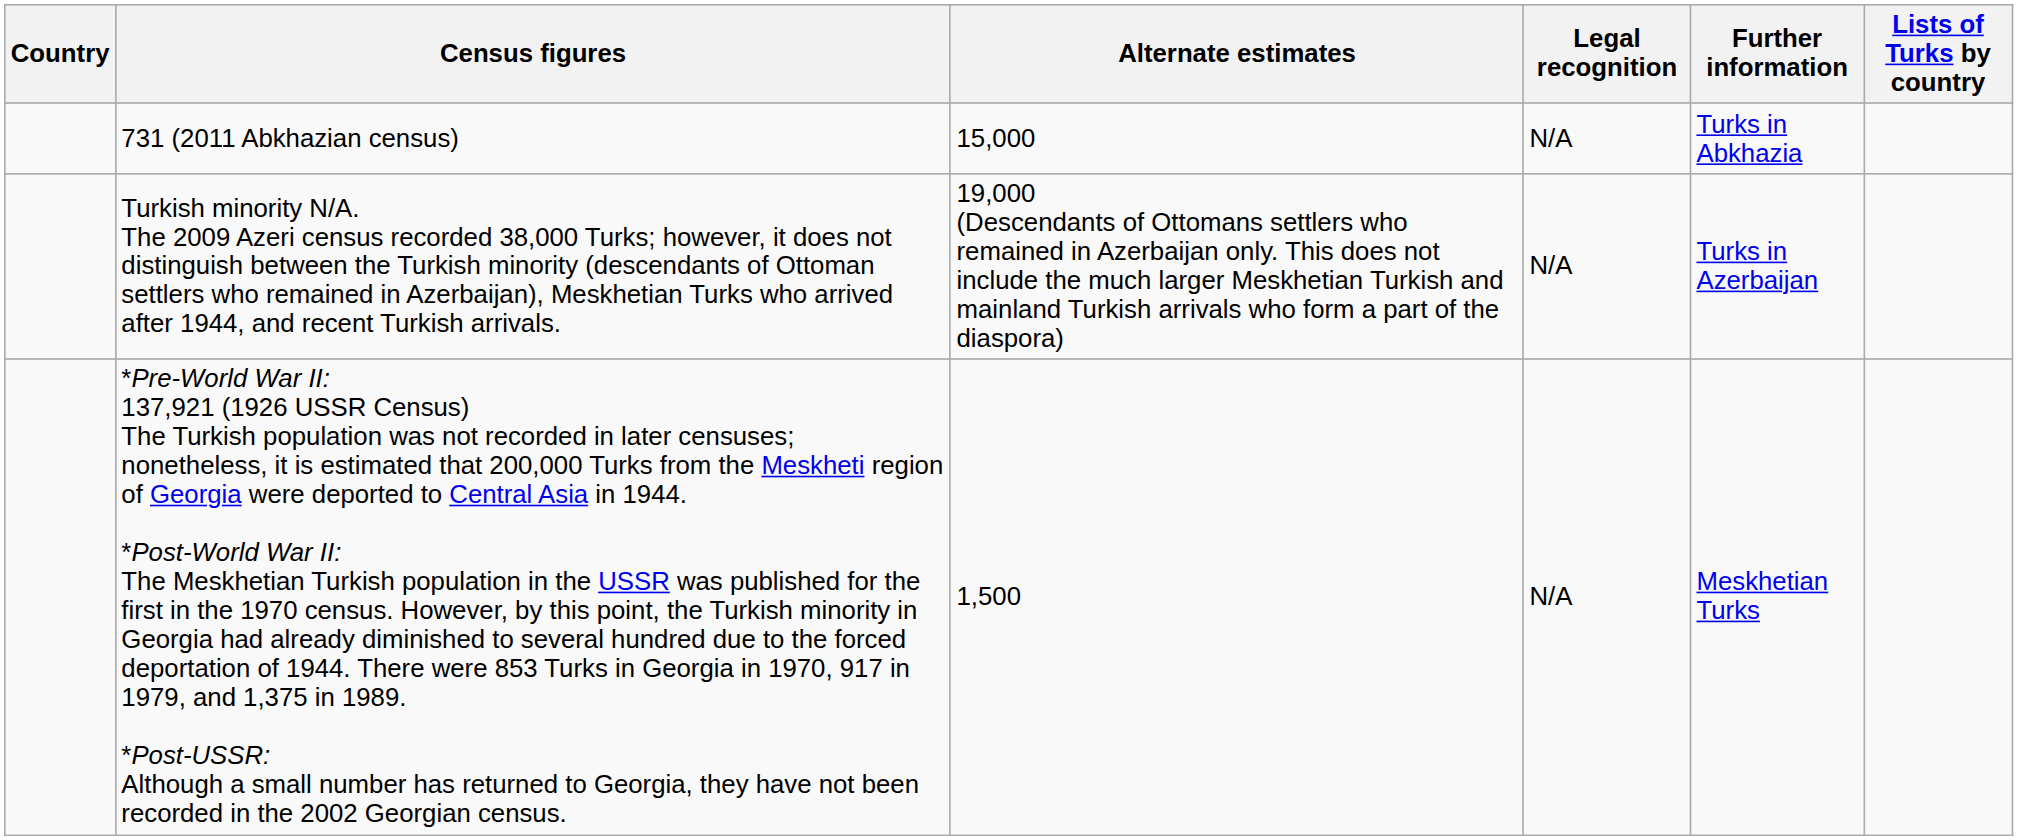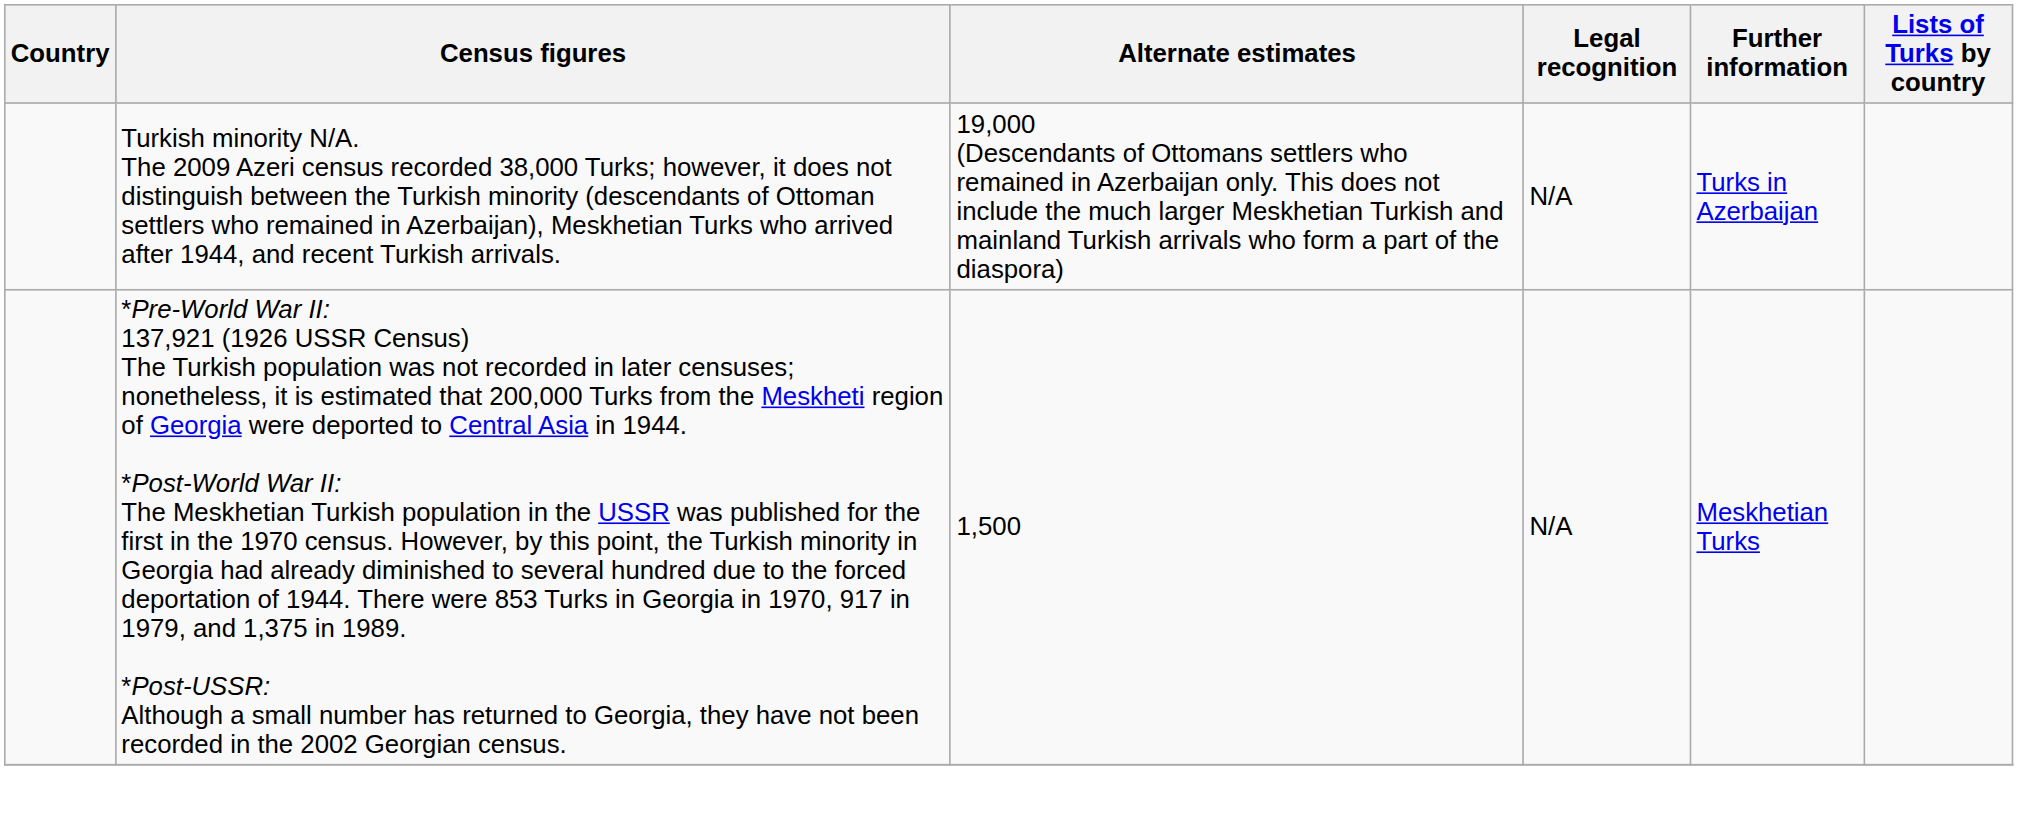- row: (290, 138)
